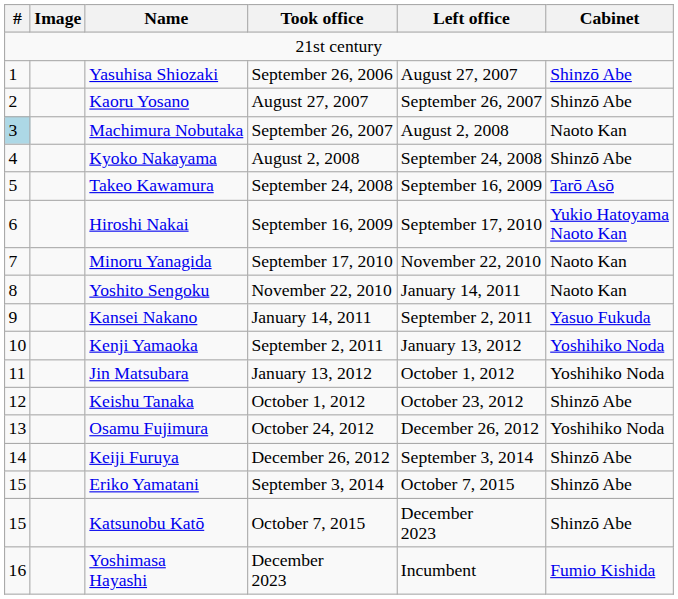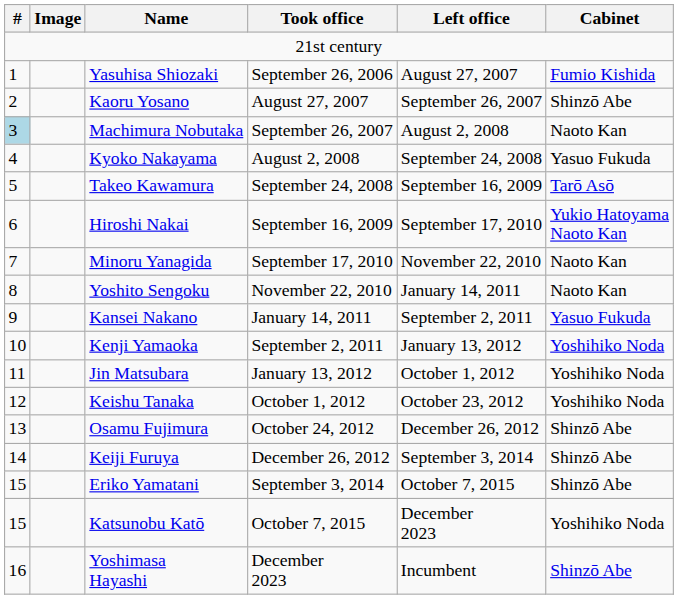(591, 74) Shinzō Abe -> (603, 74) Fumio Kishida
(591, 158) Shinzō Abe -> (600, 158) Yasuo Fukuda
(591, 401) Shinzō Abe -> (607, 401) Yoshihiko Noda
(607, 429) Yoshihiko Noda -> (591, 429) Shinzō Abe
(591, 522) Shinzō Abe -> (607, 522) Yoshihiko Noda
(603, 570) Fumio Kishida -> (591, 570) Shinzō Abe
